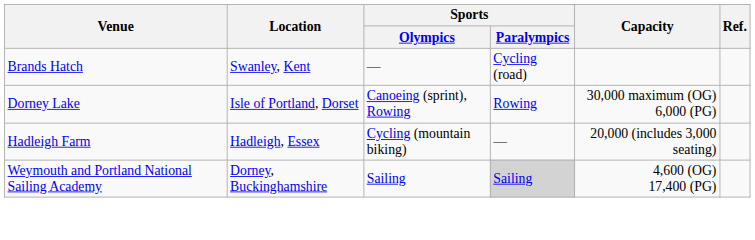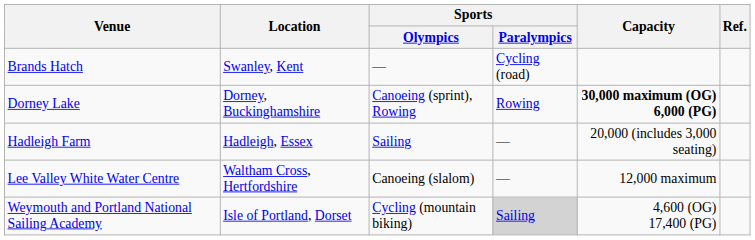(294, 104) Isle of Portland, Dorset -> (272, 104) Dorney, Buckinghamshire
(652, 104) normal -> (649, 104) bold
(419, 141) Cycling (mountain biking) -> (392, 141) Sailing
+ row: (93, 178)
(279, 178) Dorney, Buckinghamshire -> (287, 216) Isle of Portland, Dorset
(386, 178) Sailing -> (424, 216) Cycling (mountain biking)
